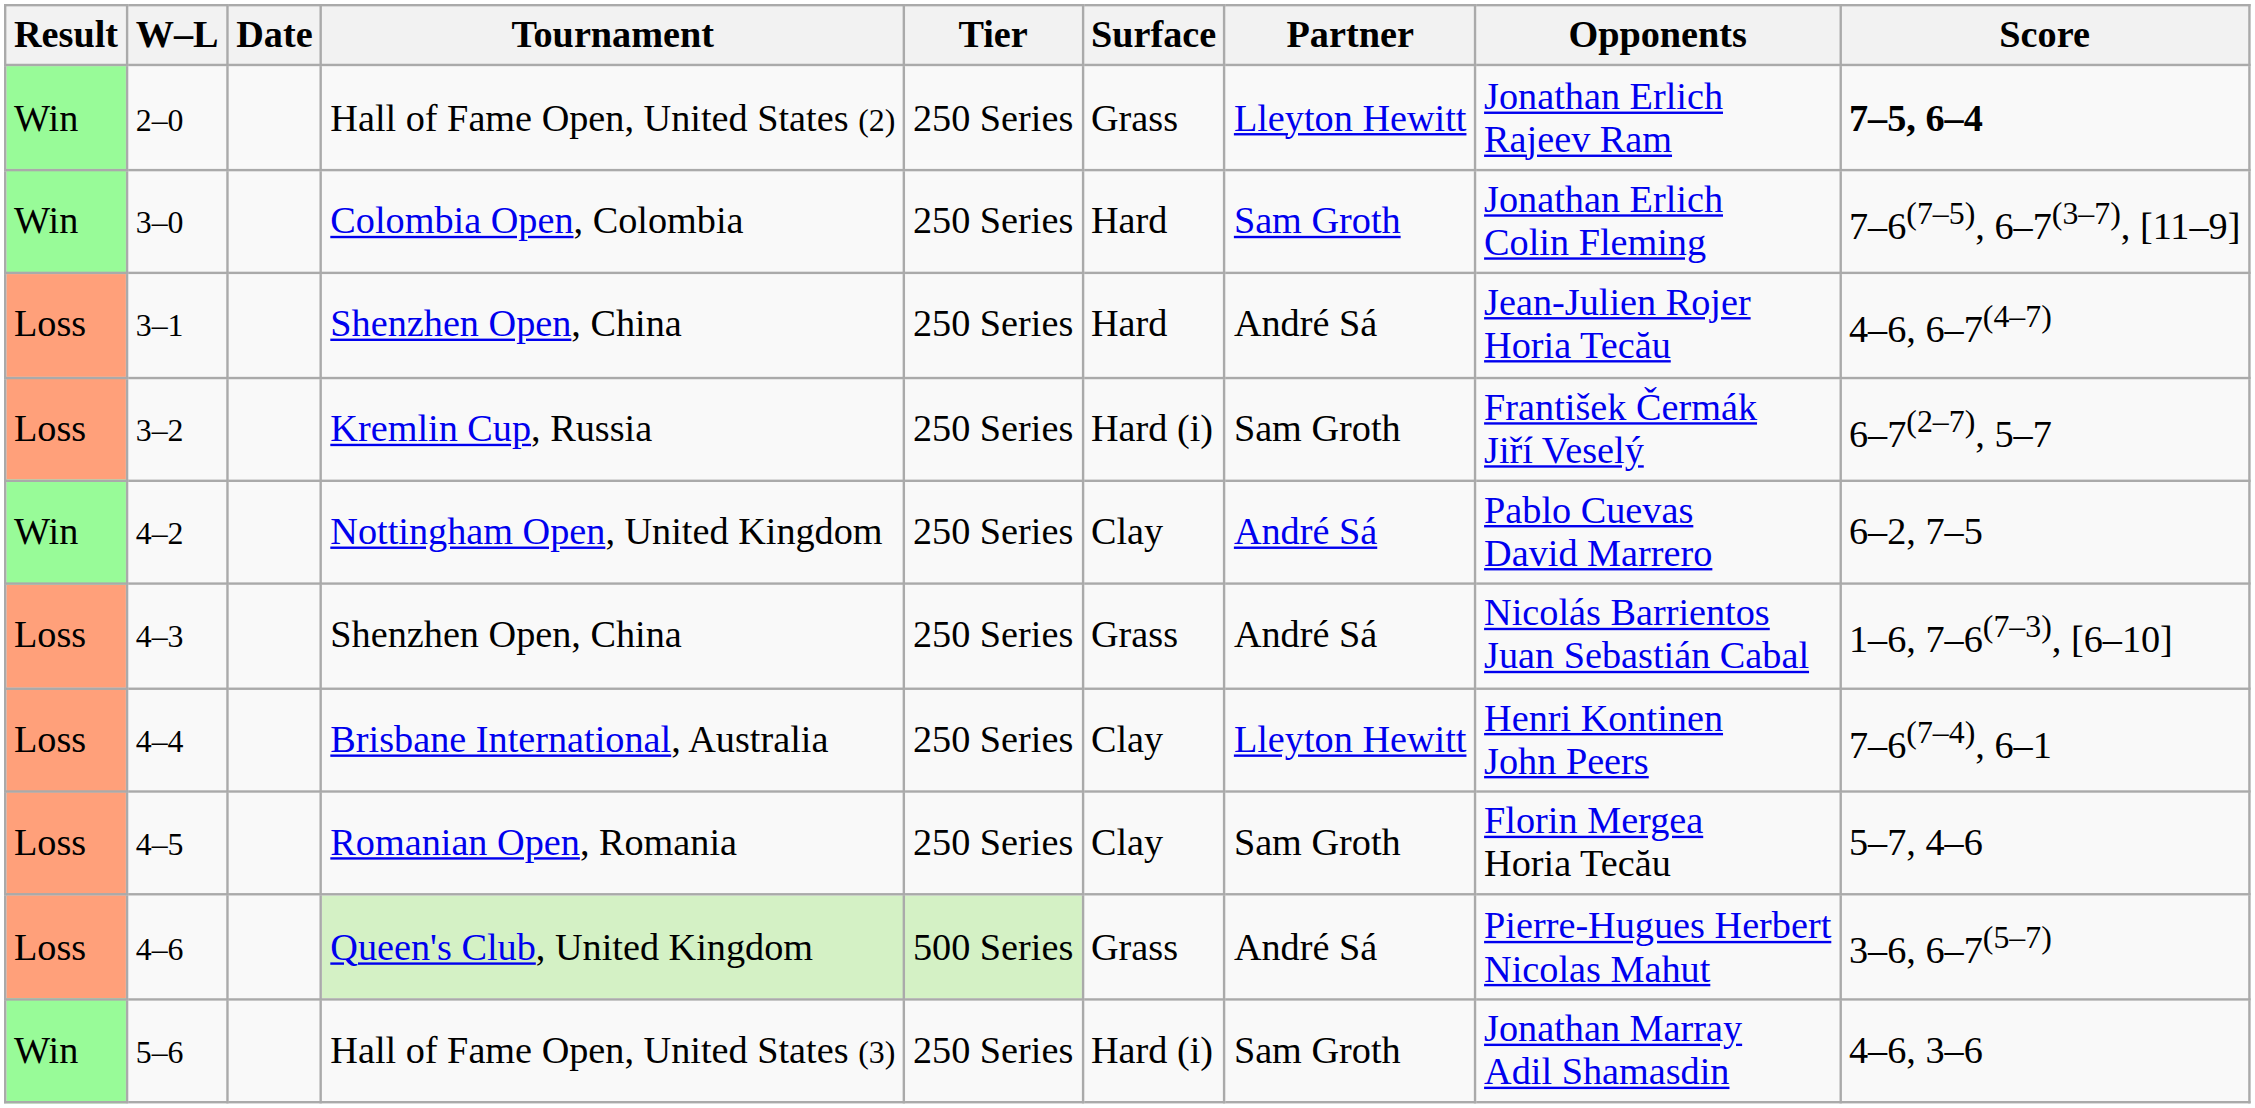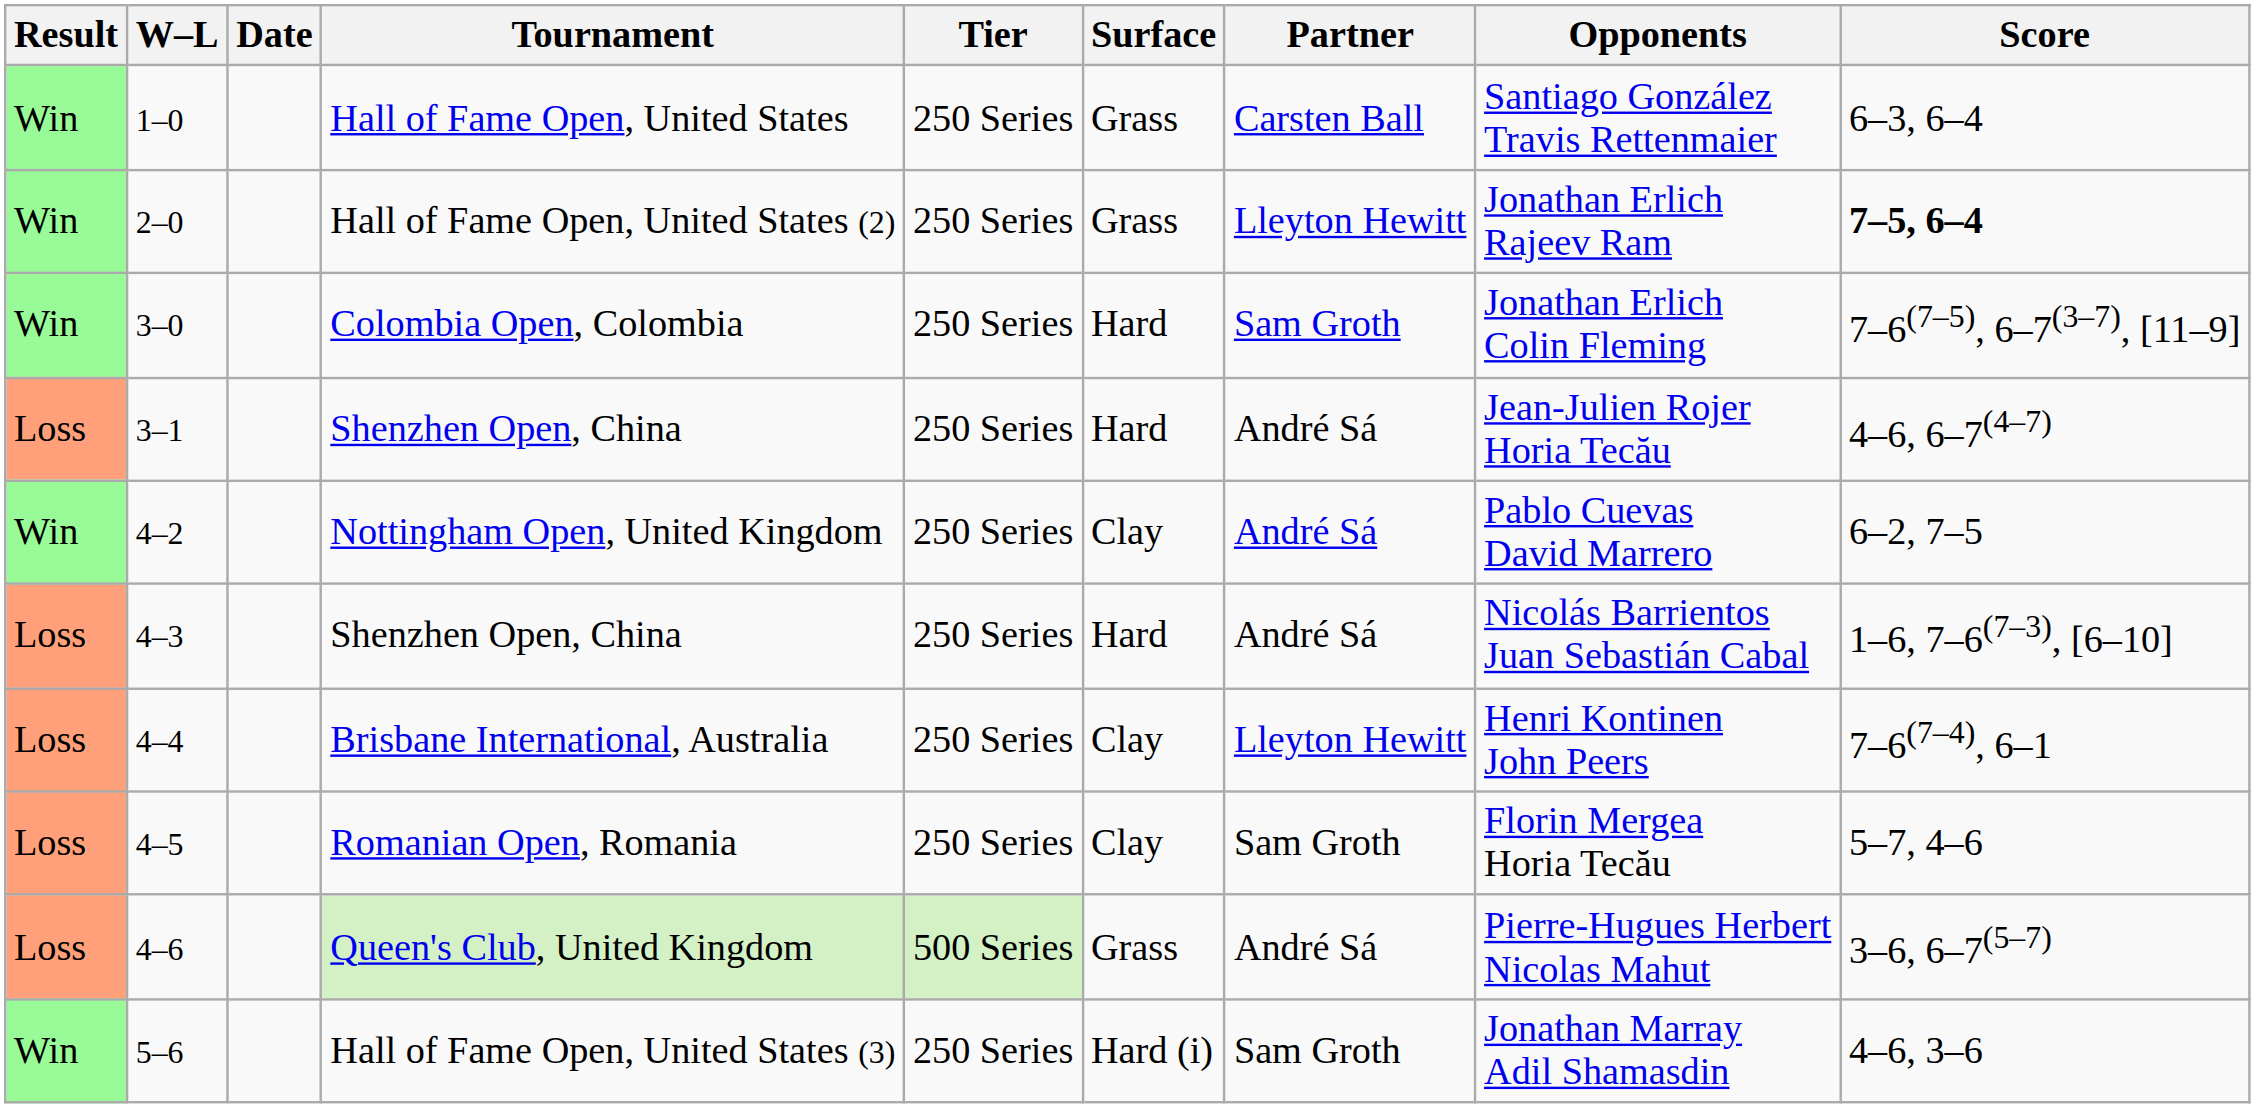+ row: (160, 119)
- row: (160, 430)
(1134, 635) Grass -> (1129, 635) Hard
